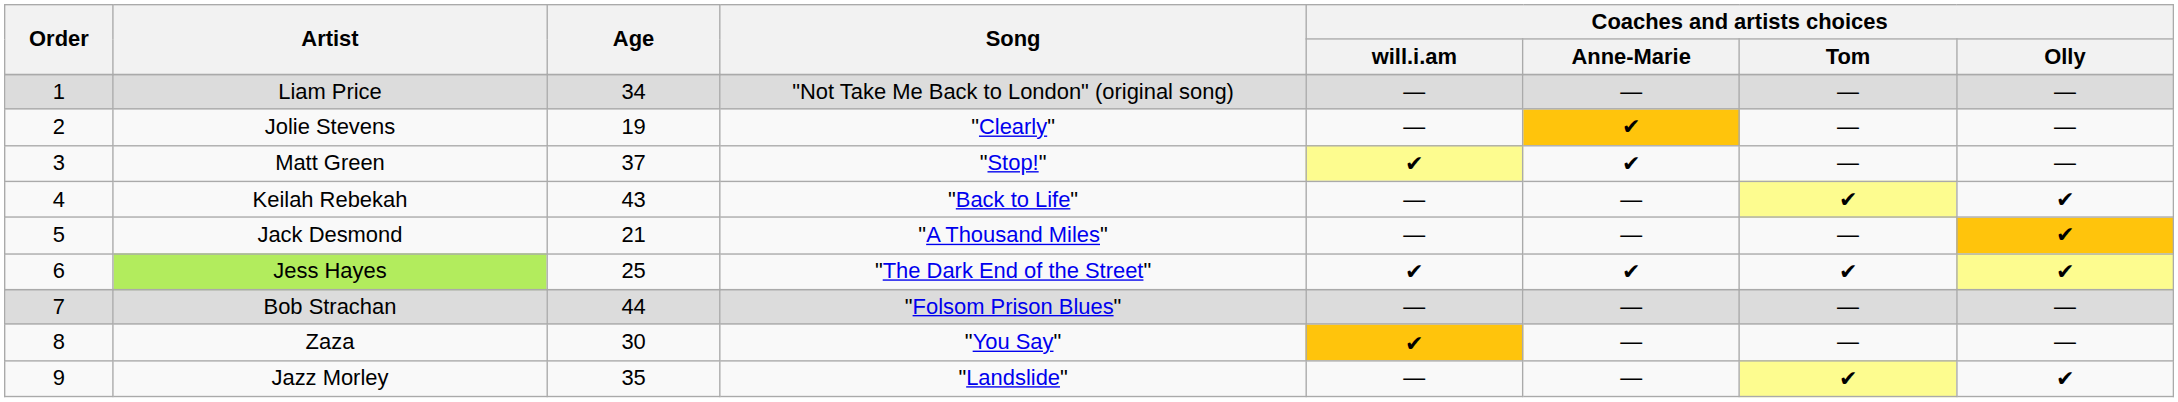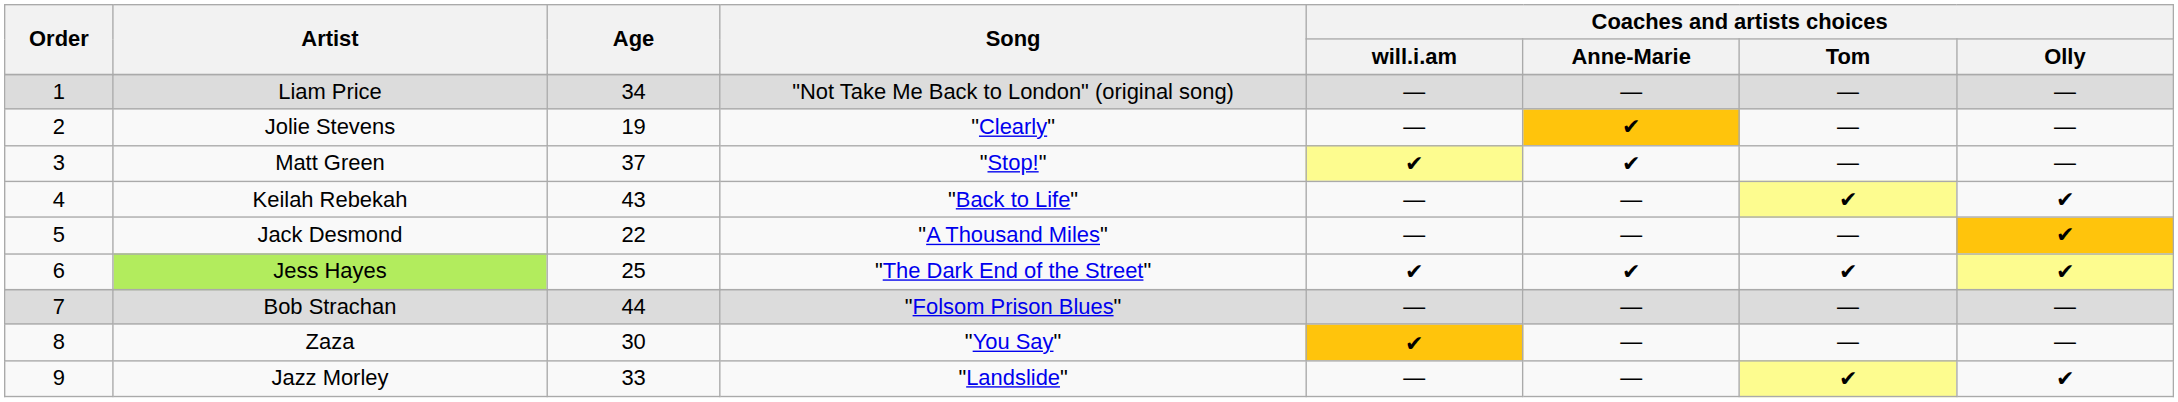(634, 235) 21 -> (634, 235) 22
(634, 378) 35 -> (634, 378) 33
